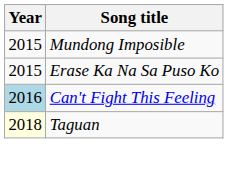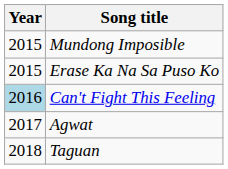+ row: (71, 124)
(25, 124) lightyellow background -> (25, 151) no background
